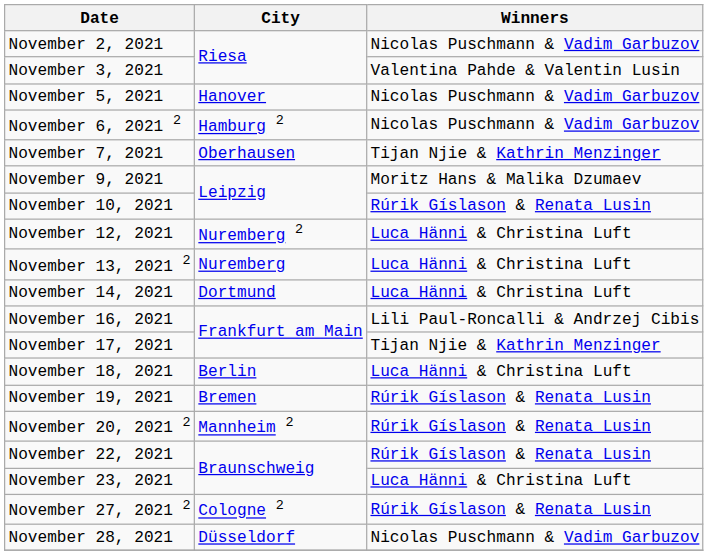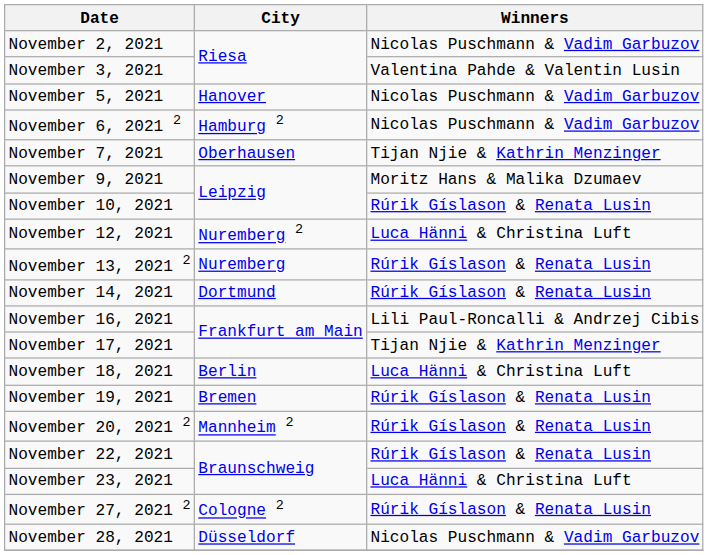(501, 265) Luca Hänni & Christina Luft -> (511, 265) Rúrik Gíslason & Renata Lusin
(501, 293) Luca Hänni & Christina Luft -> (511, 293) Rúrik Gíslason & Renata Lusin
